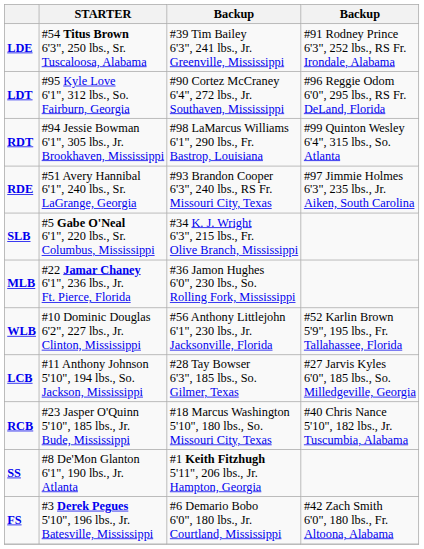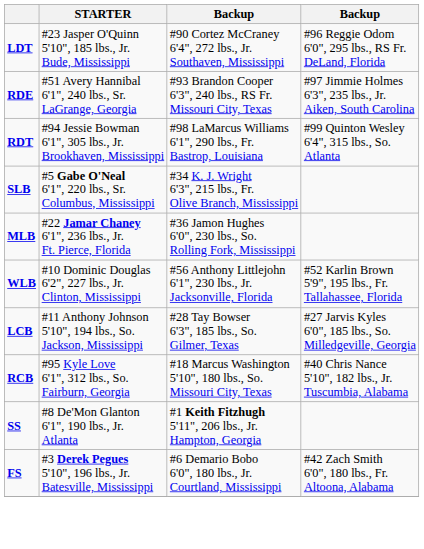- row: (20, 47)
(86, 94) #95 Kyle Love 6'1", 312 lbs., So. Fairburn, Georgia -> (90, 47) #23 Jasper O'Quinn 5'10", 185 lbs., Jr. Bude, Mississippi
rows swapped: (20, 142) <-> (20, 189)
(90, 425) #23 Jasper O'Quinn 5'10", 185 lbs., Jr. Bude, Mississippi -> (86, 378) #95 Kyle Love 6'1", 312 lbs., So. Fairburn, Georgia
